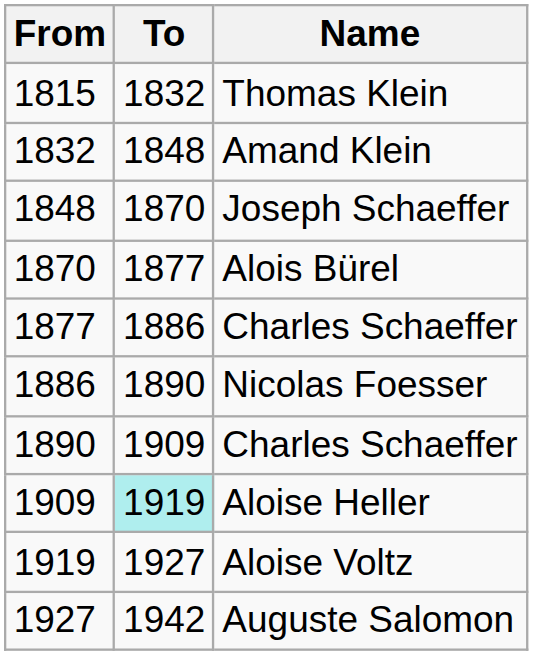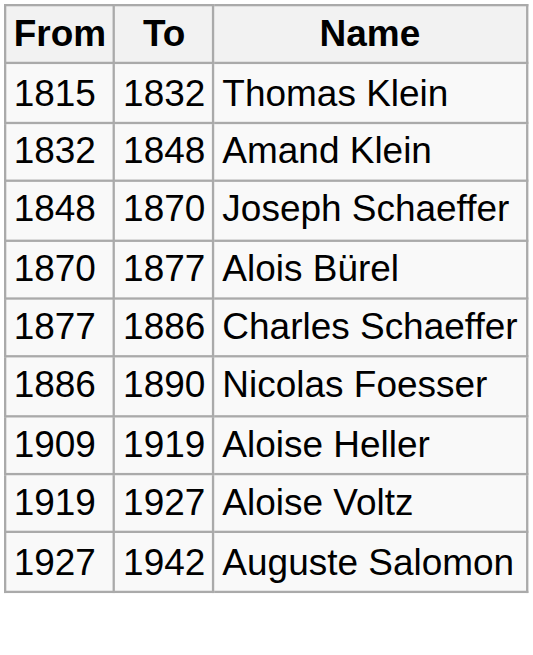- row: (55, 444)
(164, 502) paleturquoise background -> (164, 444) no background
